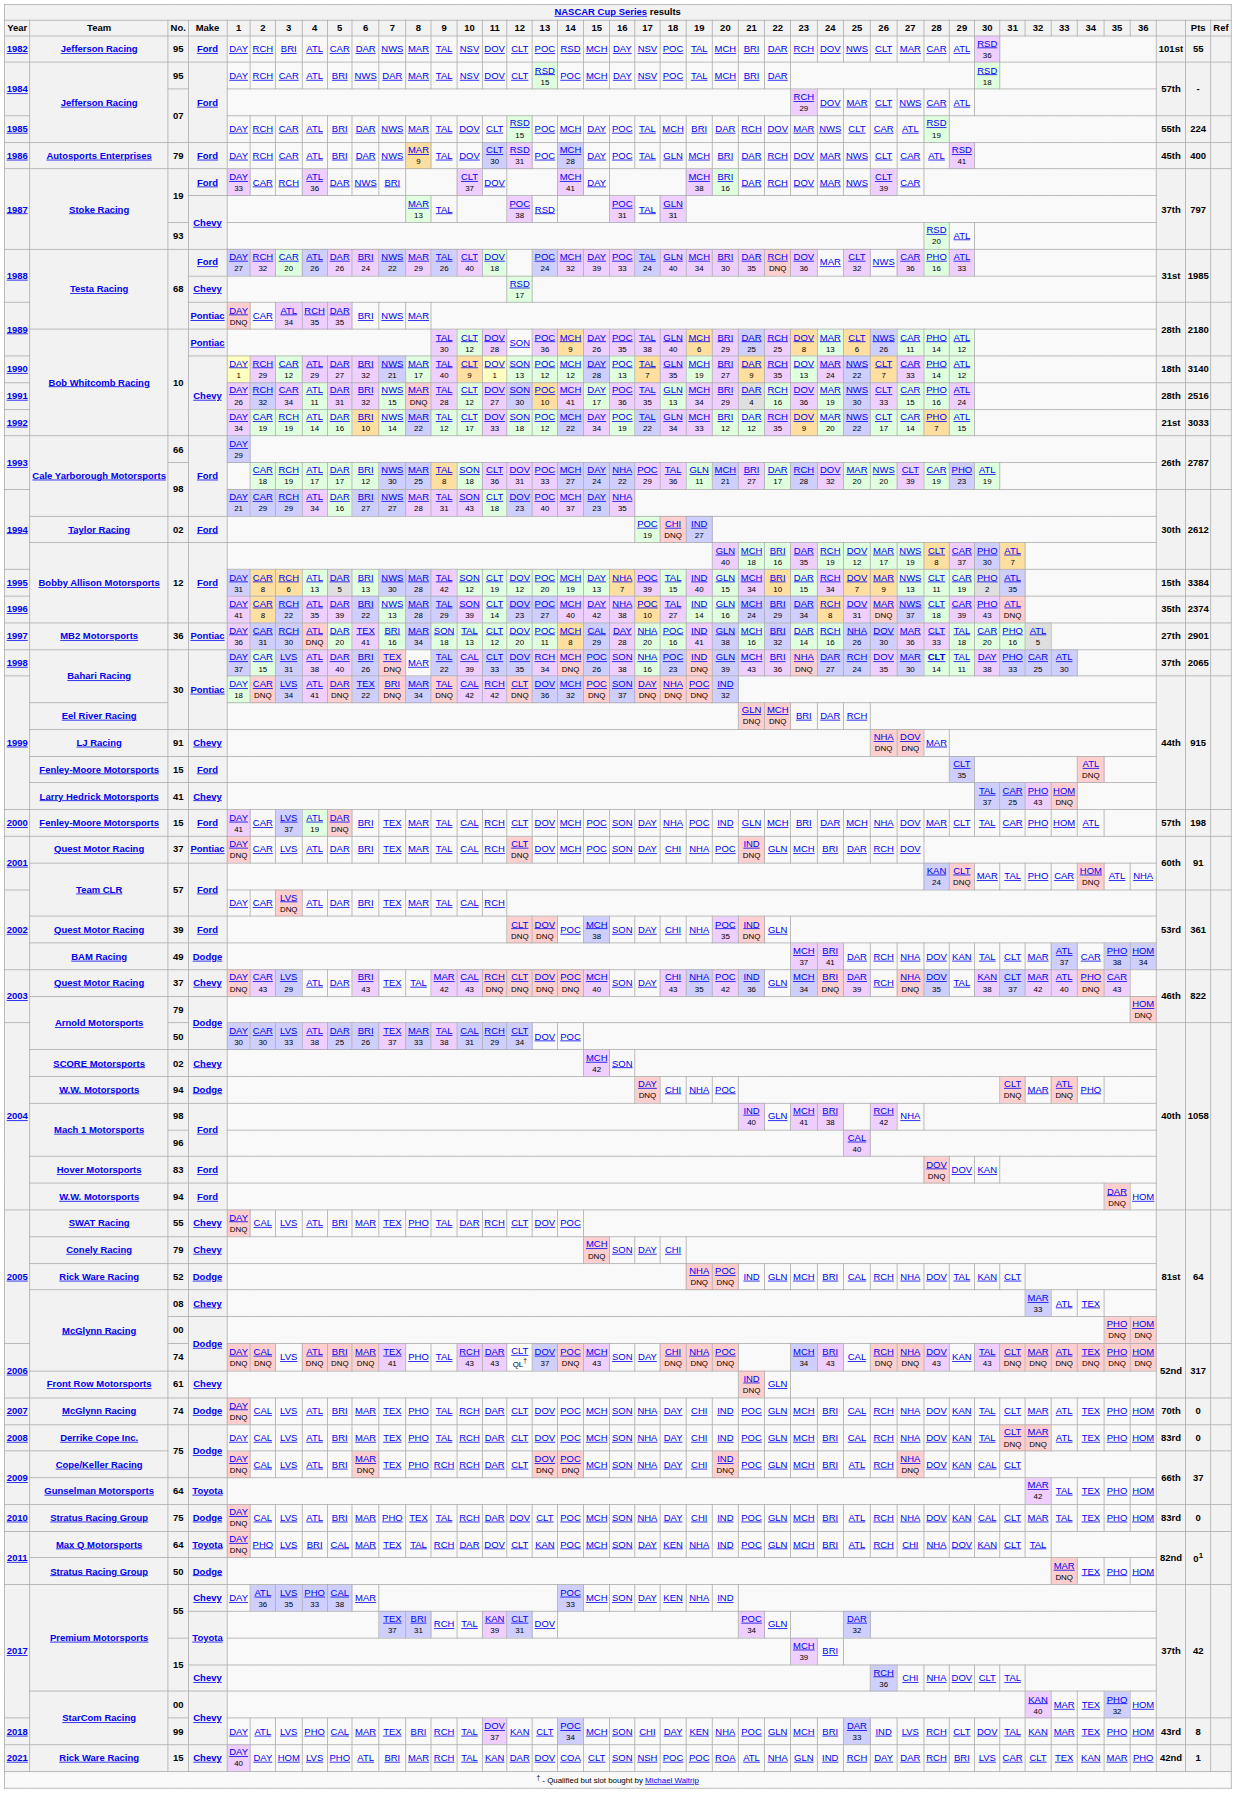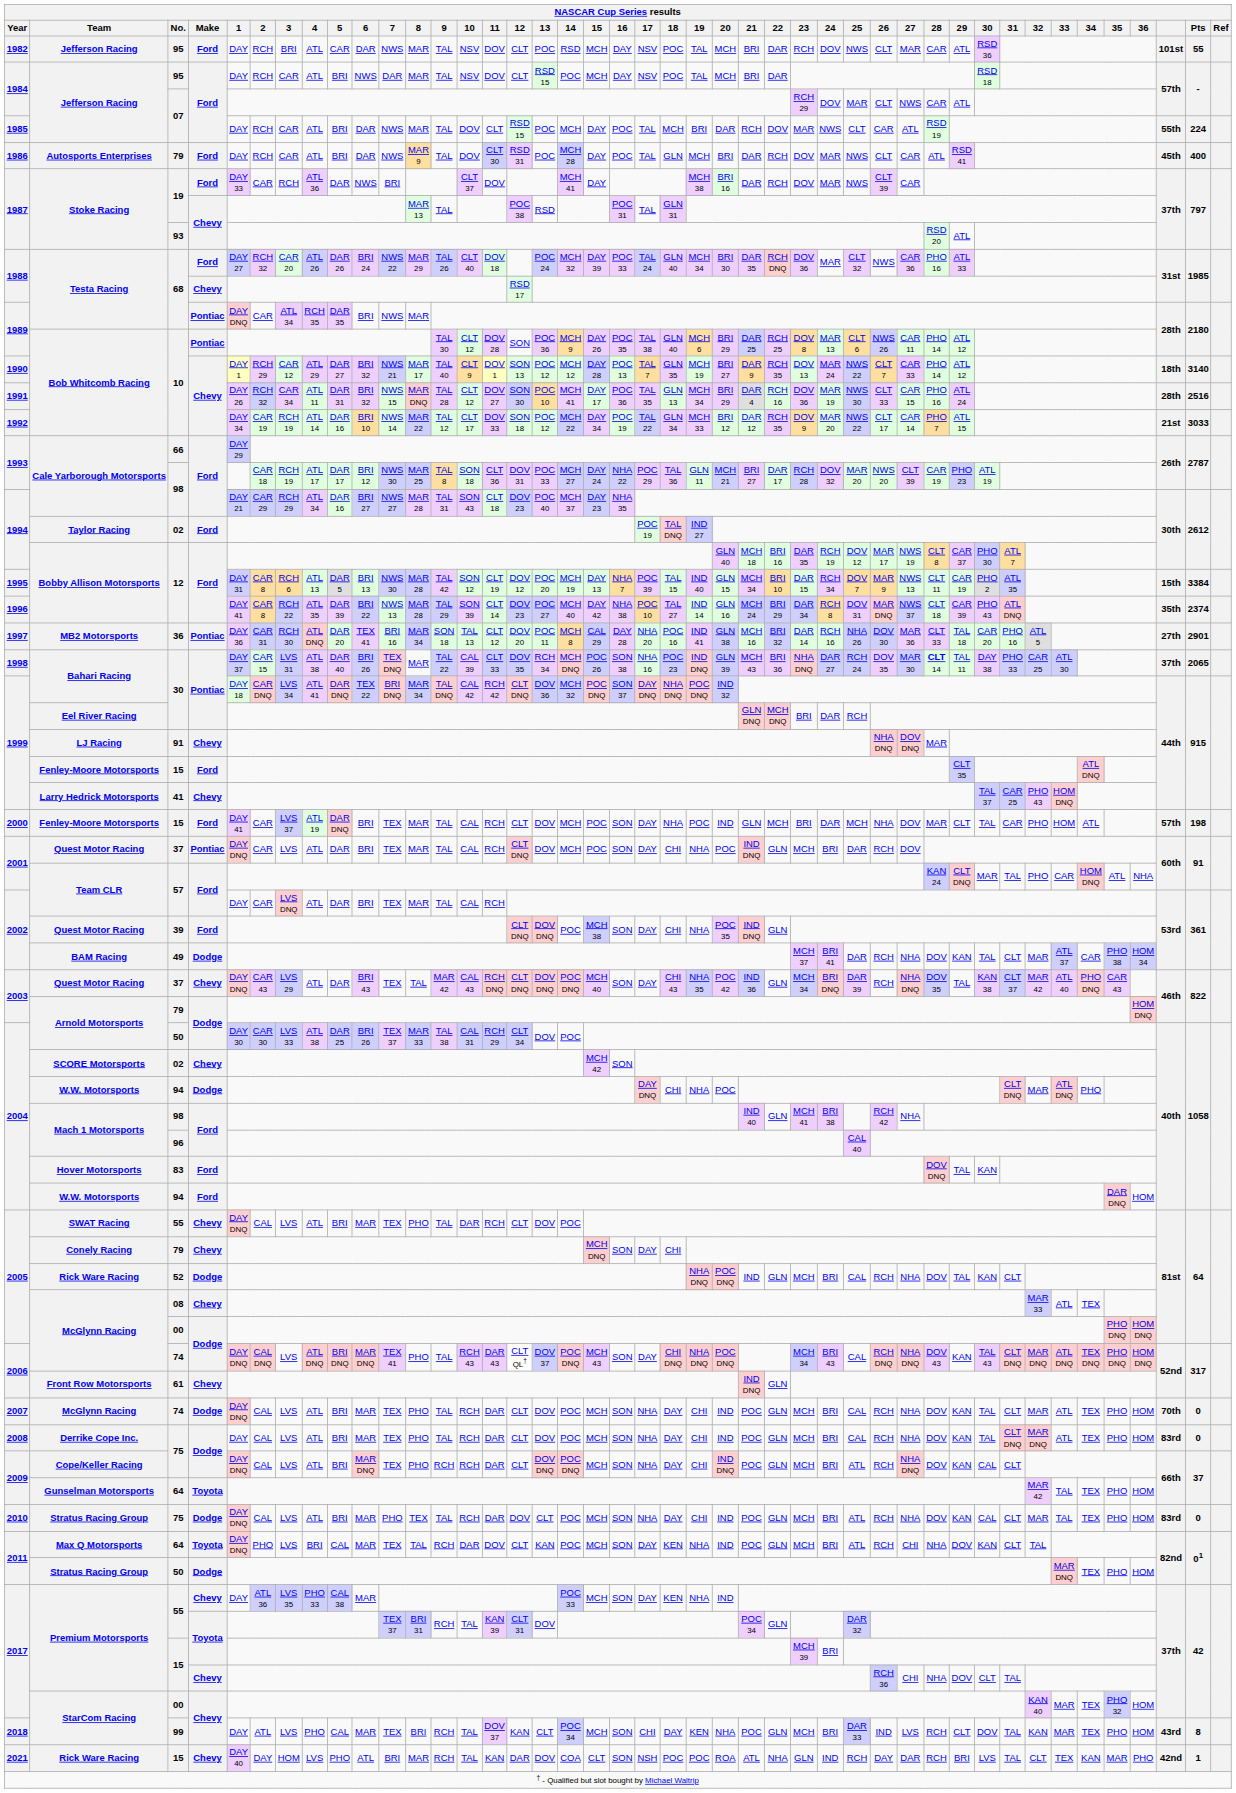(673, 529) CHI DNQ -> (673, 529) TAL DNQ
(962, 1170) DOV -> (962, 1170) TAL
(1013, 1758) CAR -> (1013, 1758) TAL
